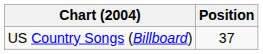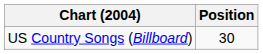(227, 37) 37 -> (227, 37) 30
